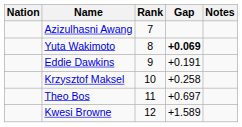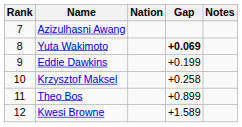columns swapped: (150, 12) <-> (23, 12)
(184, 63) +0.191 -> (184, 63) +0.199
(184, 96) +0.697 -> (184, 96) +0.899
